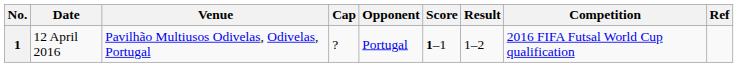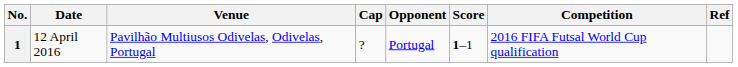- column: (482, 15)
